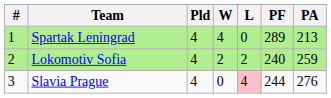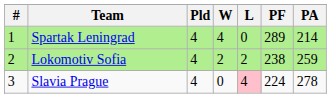(307, 37) 213 -> (307, 37) 214
(275, 59) 240 -> (275, 59) 238
(275, 81) 244 -> (275, 81) 224
(307, 81) 276 -> (307, 81) 278
